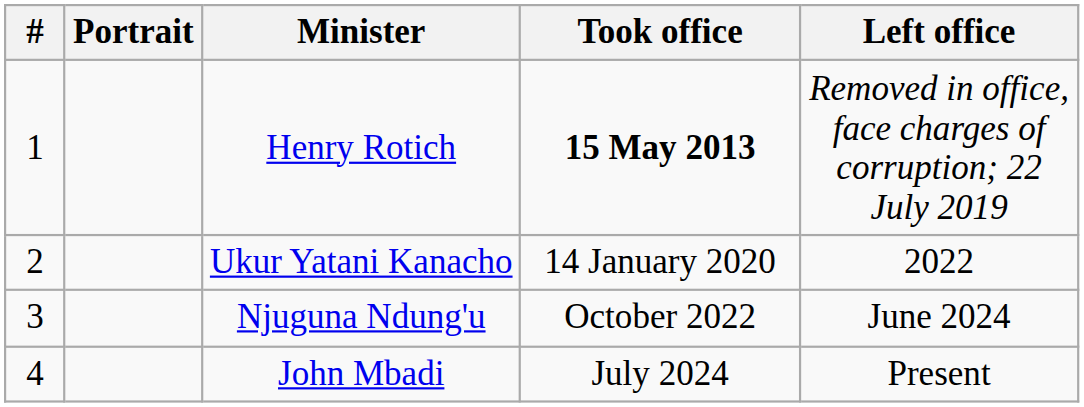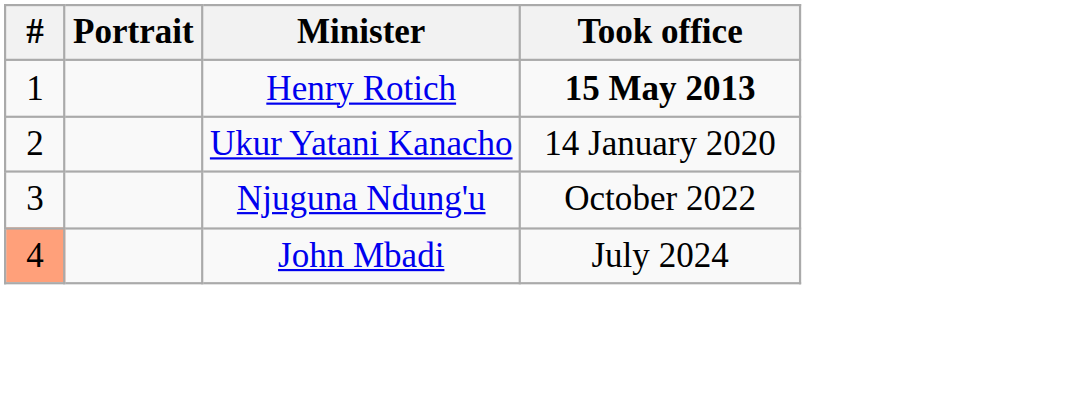- column: (939, 32)
(35, 372) no background -> (35, 254) lightsalmon background
